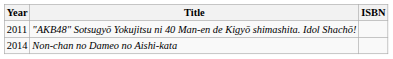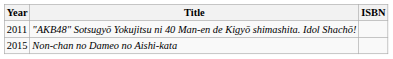(17, 45) 2014 -> (17, 45) 2015
